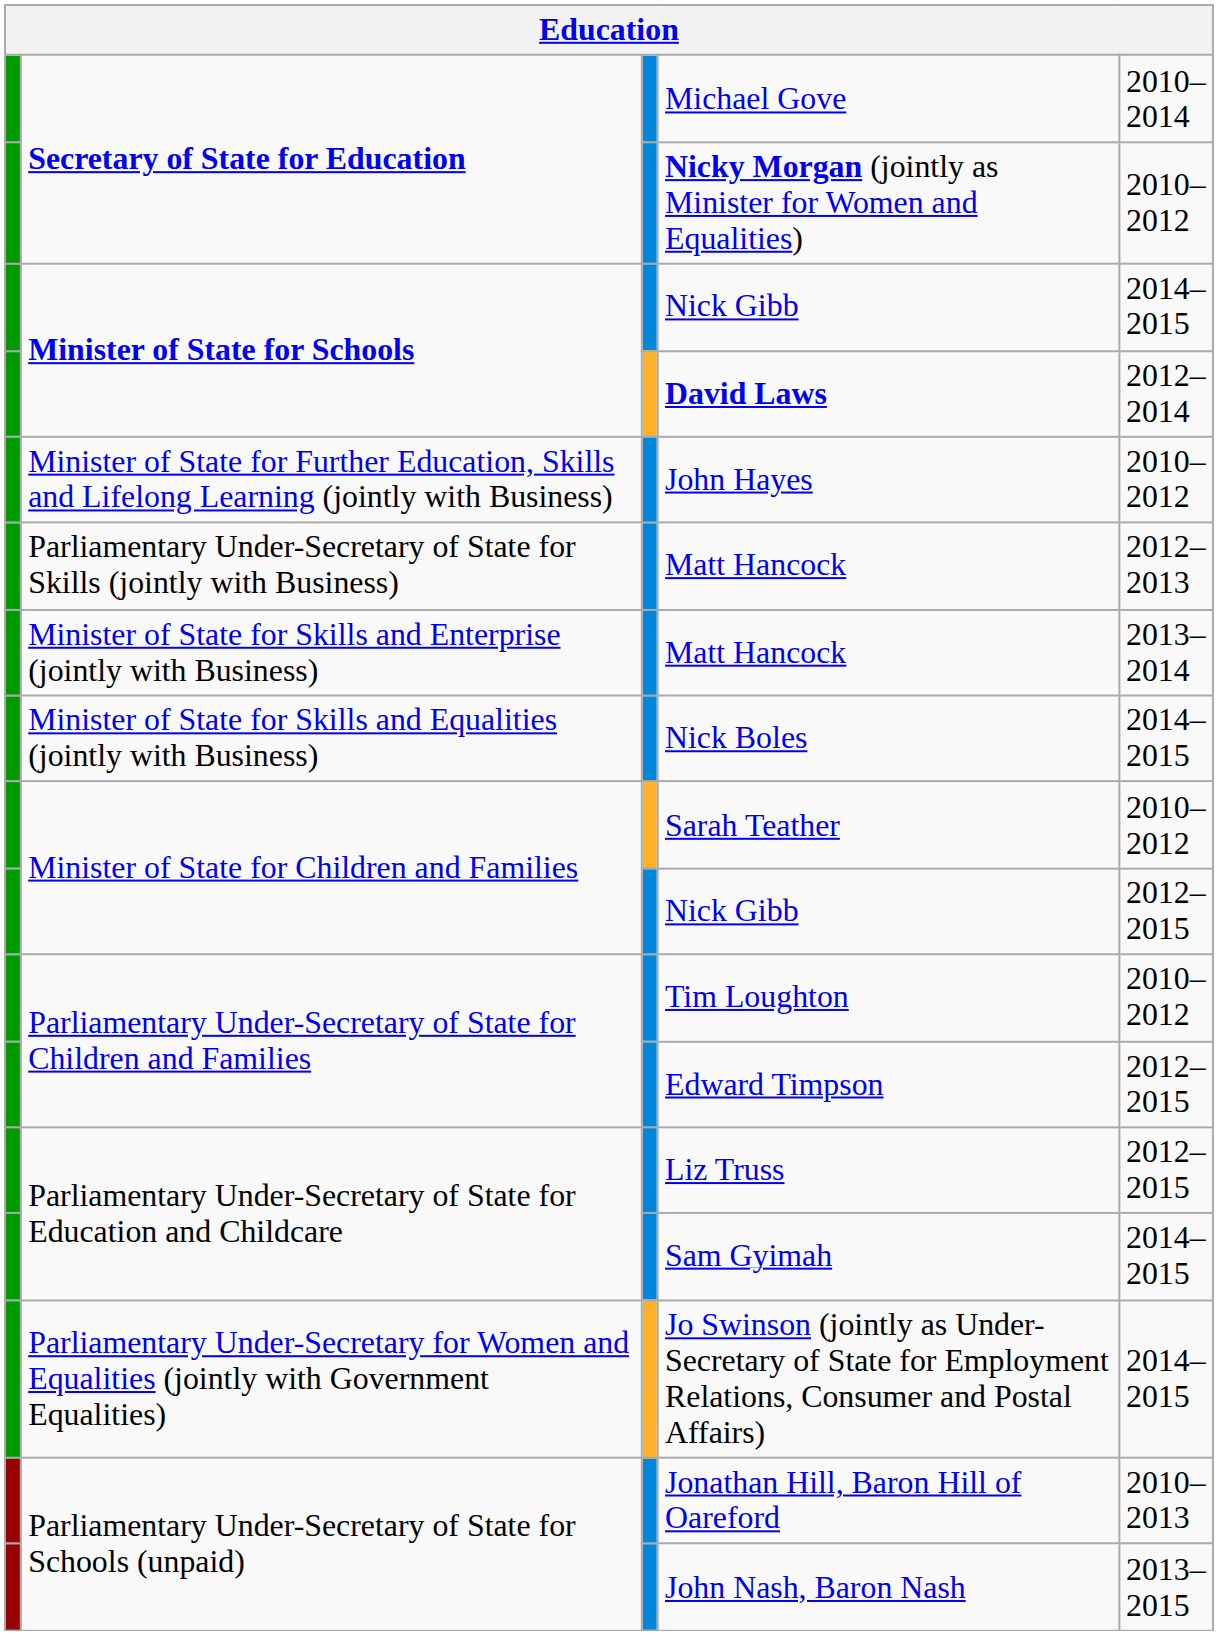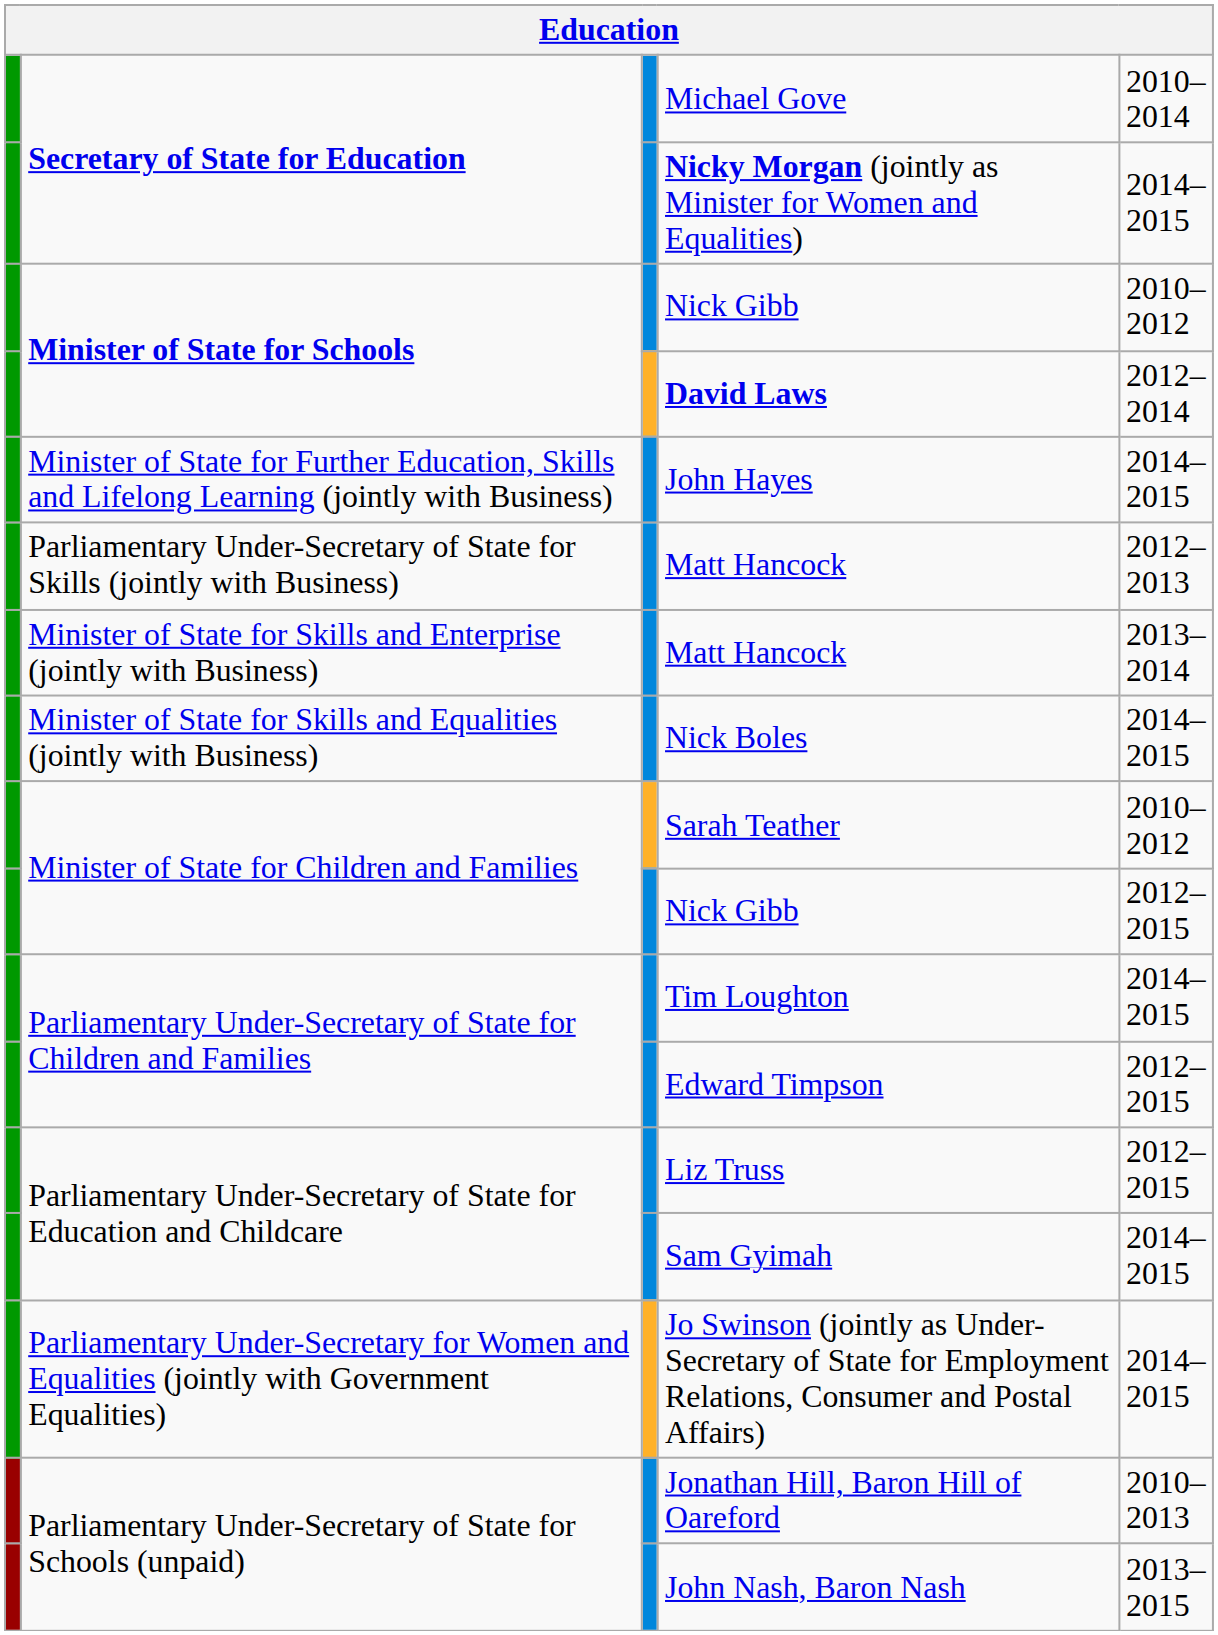(1166, 202) 2010–2012 -> (1166, 202) 2014–2015
(1166, 306) 2014–2015 -> (1166, 306) 2010–2012
(1166, 479) 2010–2012 -> (1166, 479) 2014–2015
(1166, 997) 2010–2012 -> (1166, 997) 2014–2015
